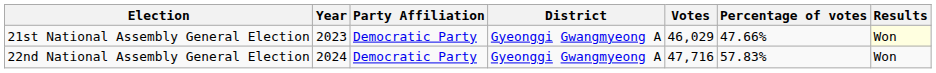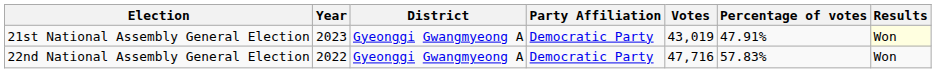columns swapped: (576, 15) <-> (419, 15)
(691, 36) 46,029 -> (691, 36) 43,019
(743, 36) 47.66% -> (743, 36) 47.91%
(331, 57) 2024 -> (331, 57) 2022
